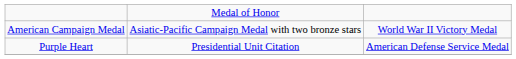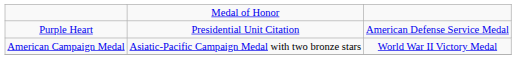rows swapped: (66, 46) <-> (66, 29)
